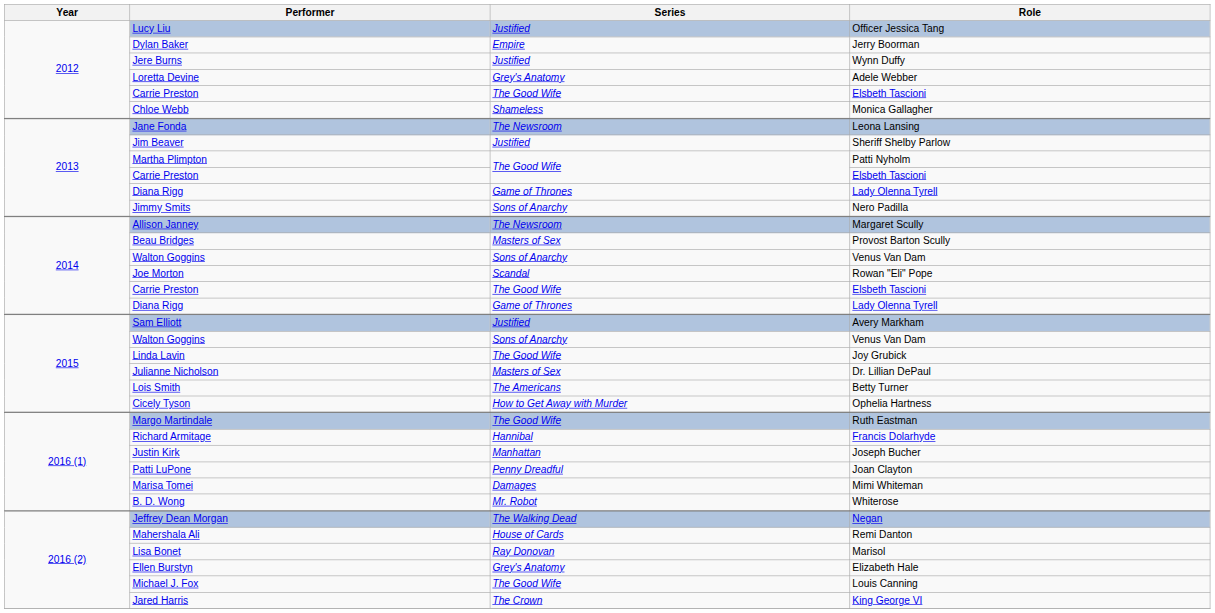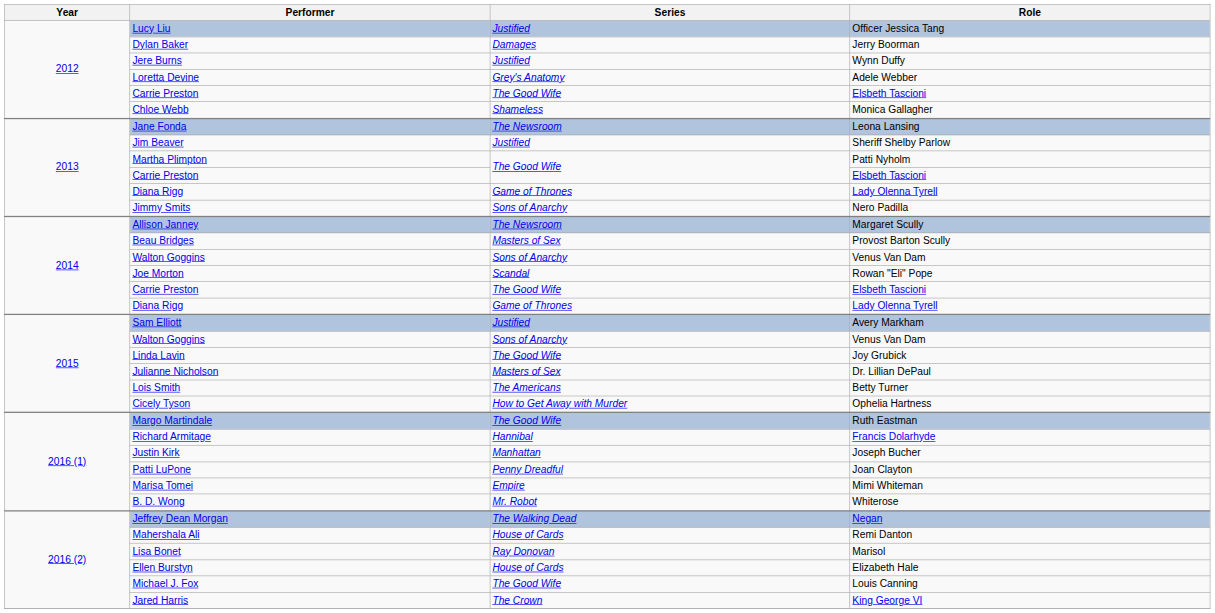(509, 45) Empire -> (514, 45) Damages
(514, 486) Damages -> (509, 486) Empire
(528, 567) Grey's Anatomy -> (528, 567) House of Cards
